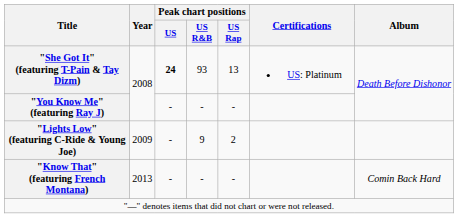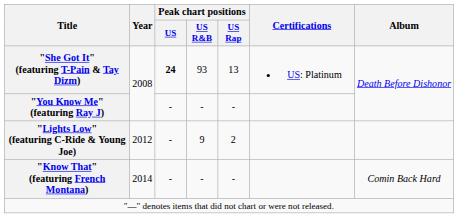(142, 140) 2009 -> (142, 140) 2012
(142, 178) 2013 -> (142, 178) 2014
